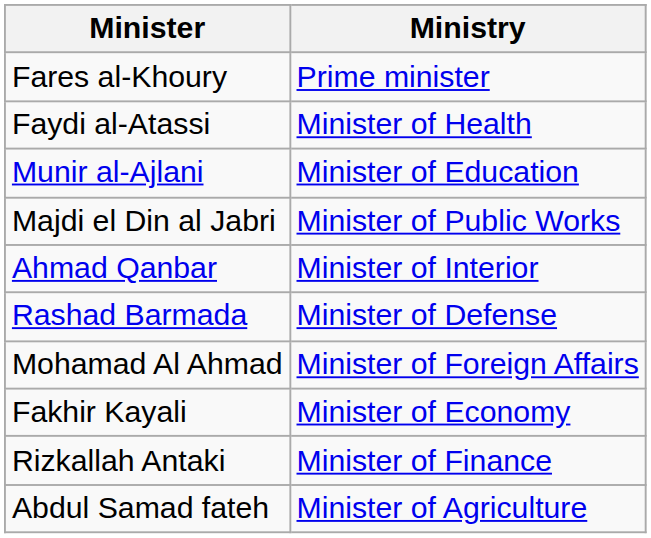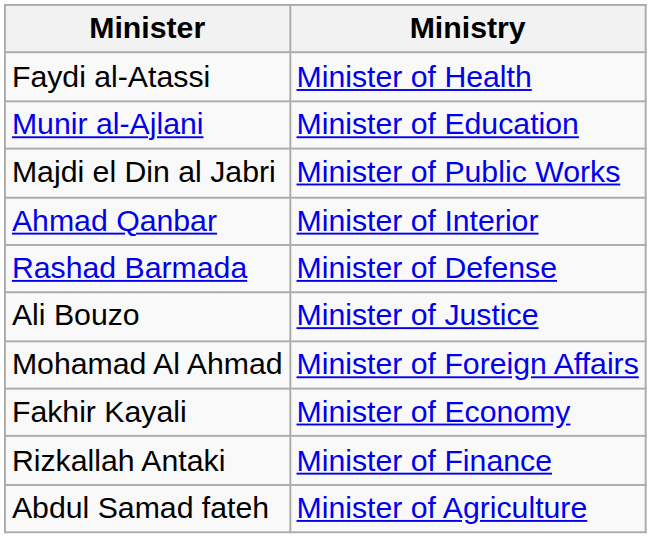- row: (119, 76)
+ row: (76, 316)
